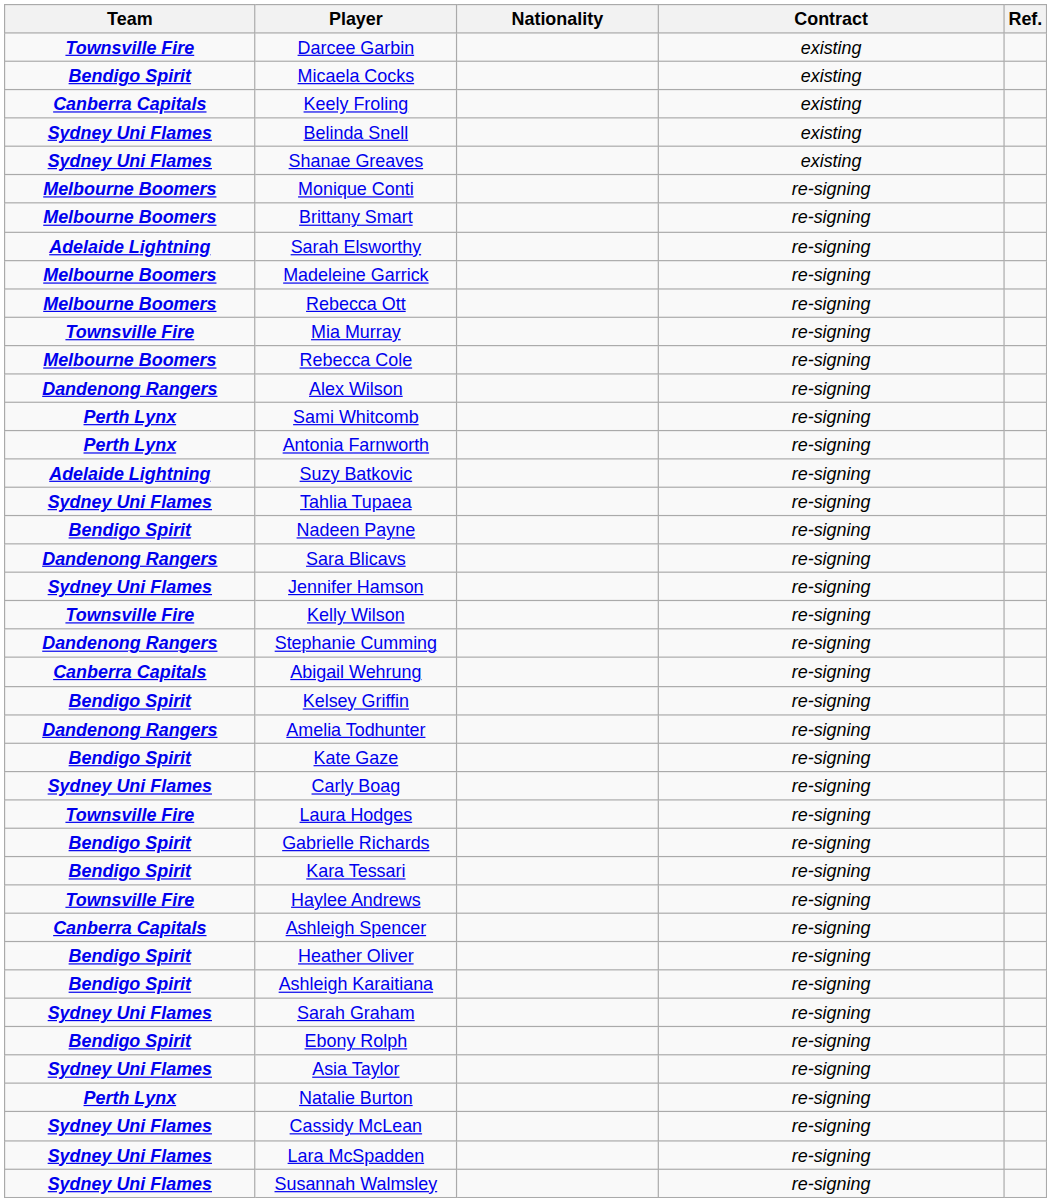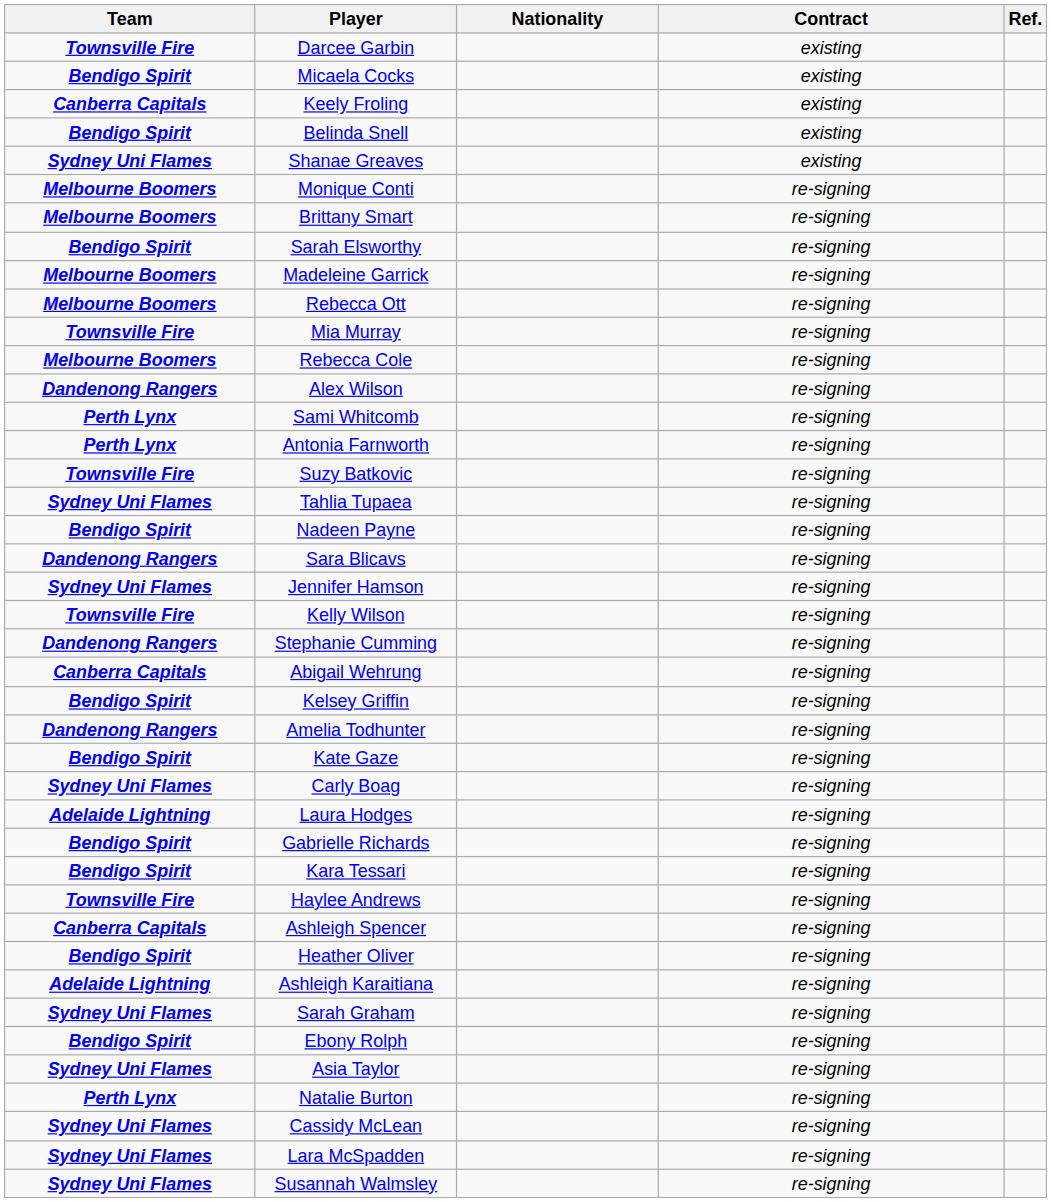(130, 133) Sydney Uni Flames -> (130, 133) Bendigo Spirit
(130, 246) Adelaide Lightning -> (130, 246) Bendigo Spirit
(130, 473) Adelaide Lightning -> (130, 473) Townsville Fire
(130, 814) Townsville Fire -> (130, 814) Adelaide Lightning
(130, 984) Bendigo Spirit -> (130, 984) Adelaide Lightning
